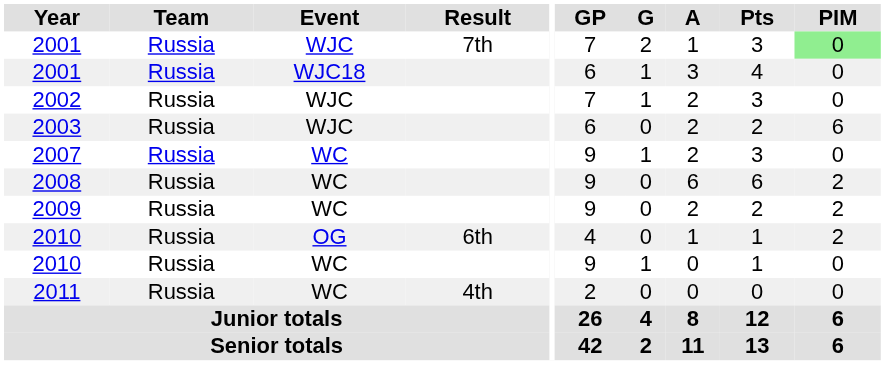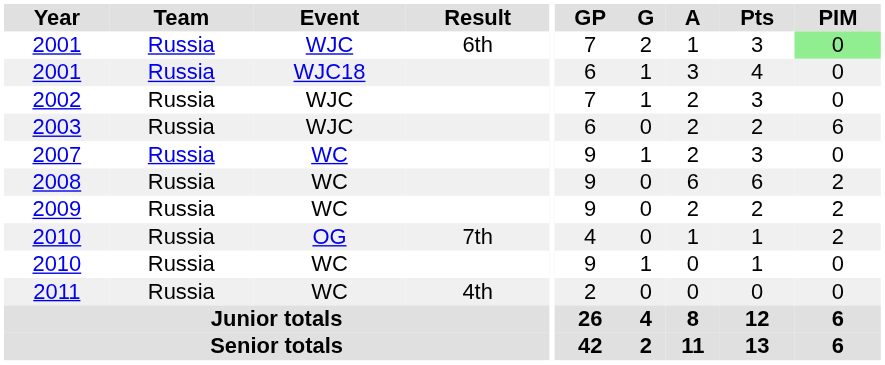(478, 44) 7th -> (478, 44) 6th
(478, 236) 6th -> (478, 236) 7th
